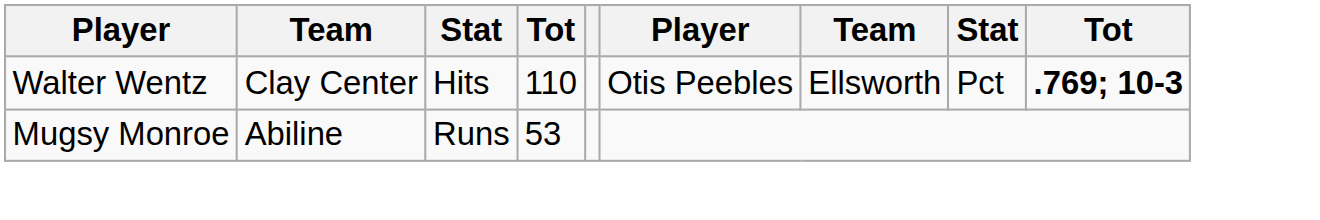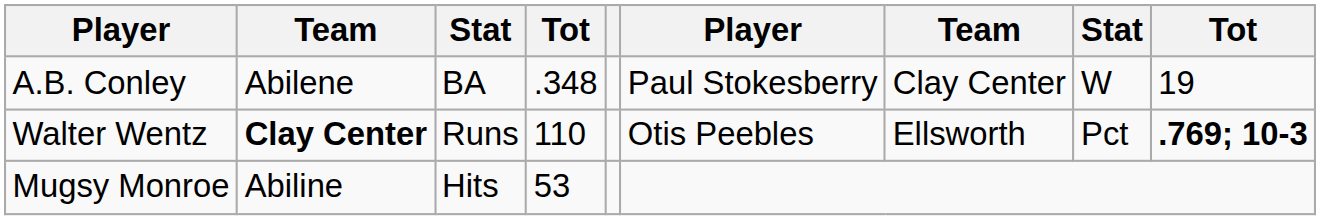+ row: (99, 82)
(331, 82) normal -> (336, 134) bold
(461, 82) Hits -> (480, 134) Runs
(471, 134) Runs -> (470, 186) Hits
